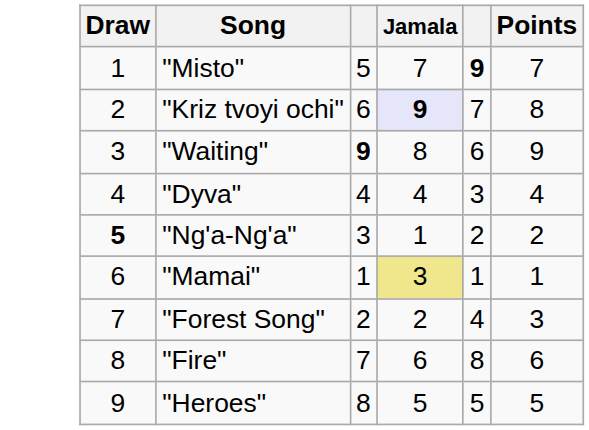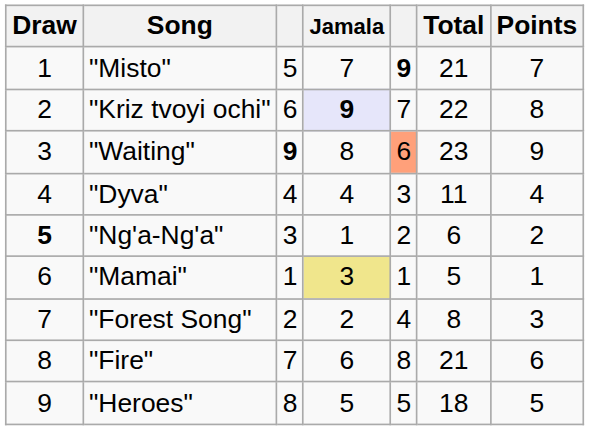+ column: (454, 25)
(477, 151) no background -> (404, 151) lightsalmon background
